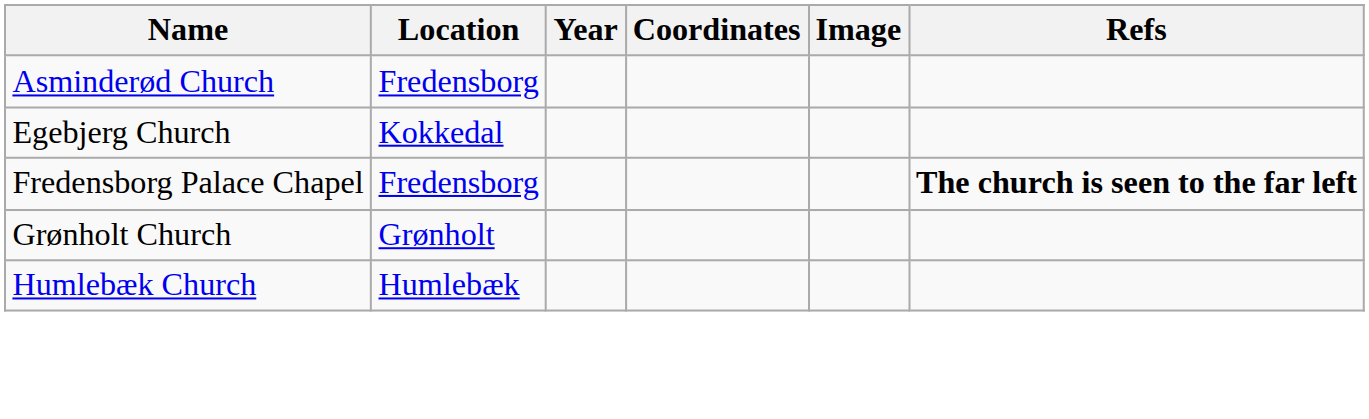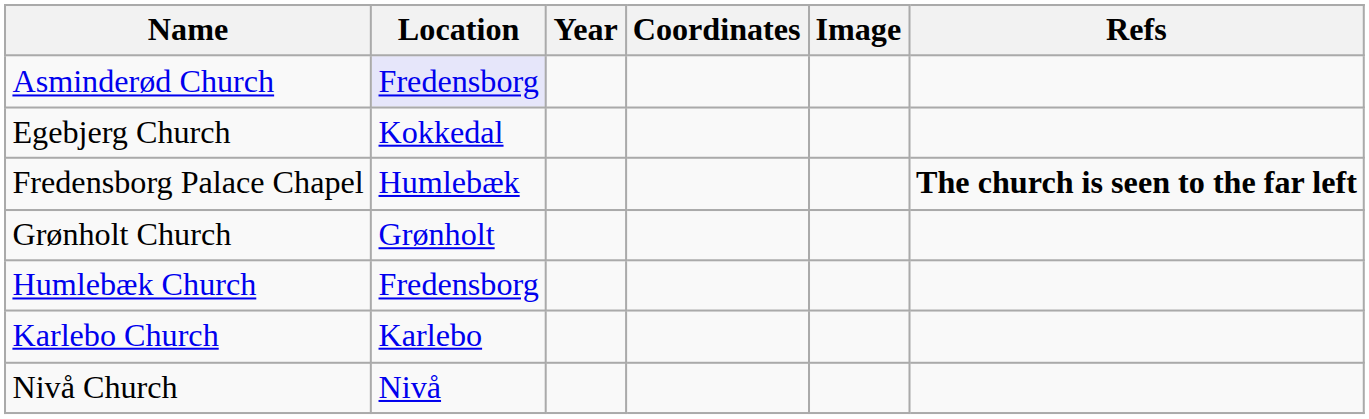(459, 81) no background -> (459, 81) lavender background
(459, 183) Fredensborg -> (449, 183) Humlebæk
(449, 285) Humlebæk -> (459, 285) Fredensborg
+ row: (116, 336)
+ row: (95, 387)
